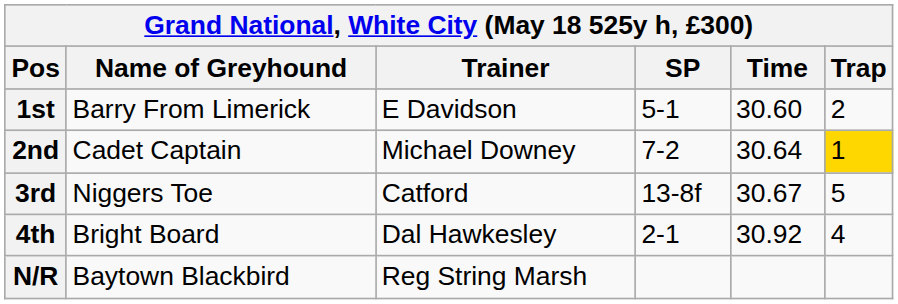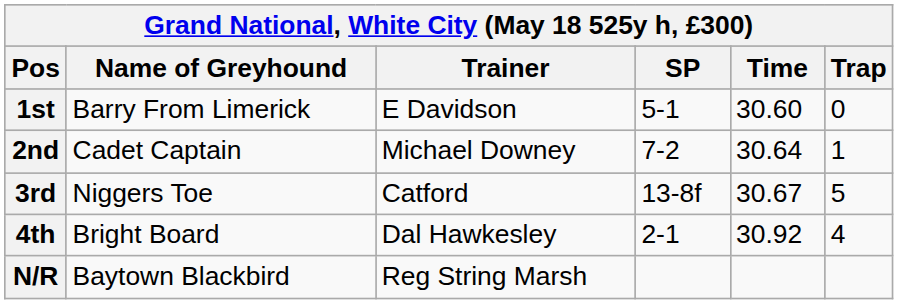(838, 109) 2 -> (838, 109) 0
(838, 151) gold background -> (838, 151) no background
